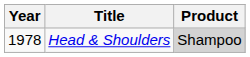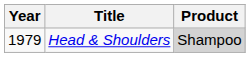(25, 40) 1978 -> (25, 40) 1979
